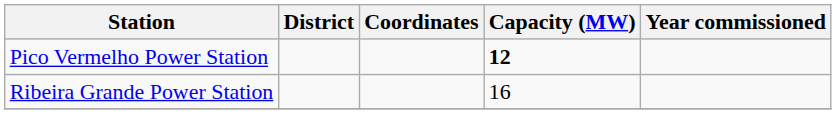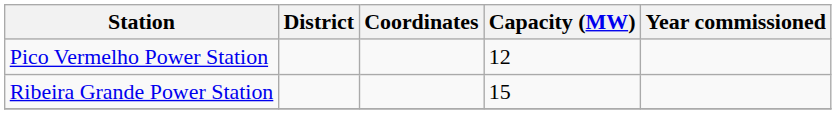(500, 56) bold -> (500, 56) normal
(500, 91) 16 -> (500, 91) 15
